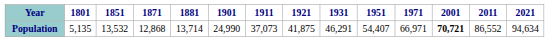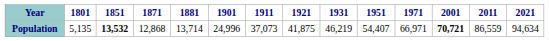(115, 29) normal -> (115, 29) bold
(227, 29) 24,990 -> (227, 29) 24,996
(339, 29) 46,291 -> (339, 29) 46,219
(488, 29) 86,552 -> (488, 29) 86,559
